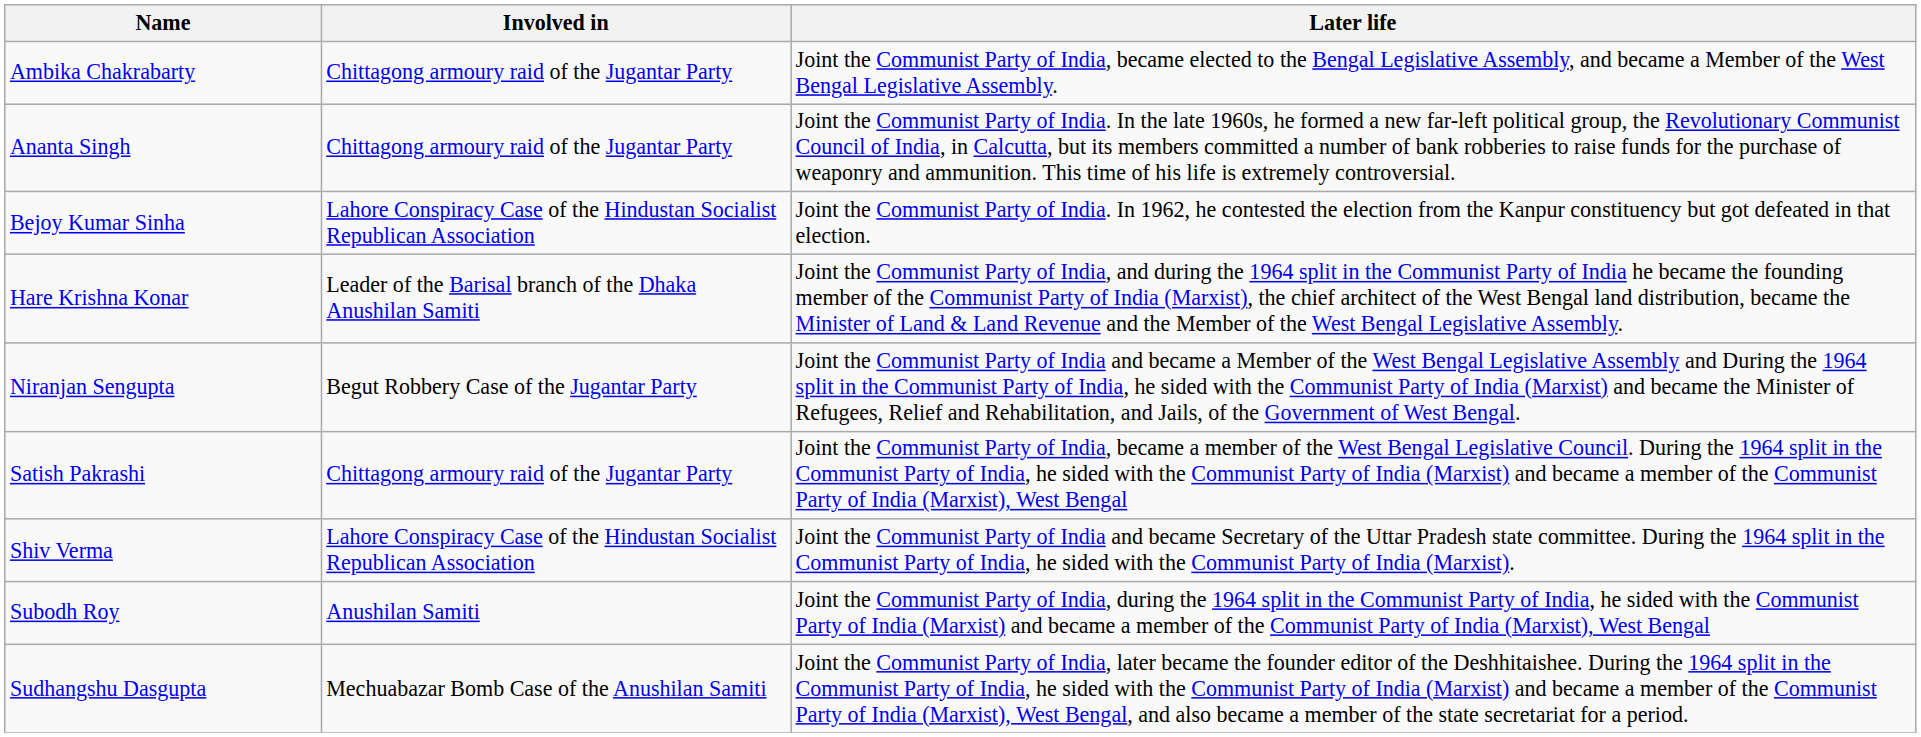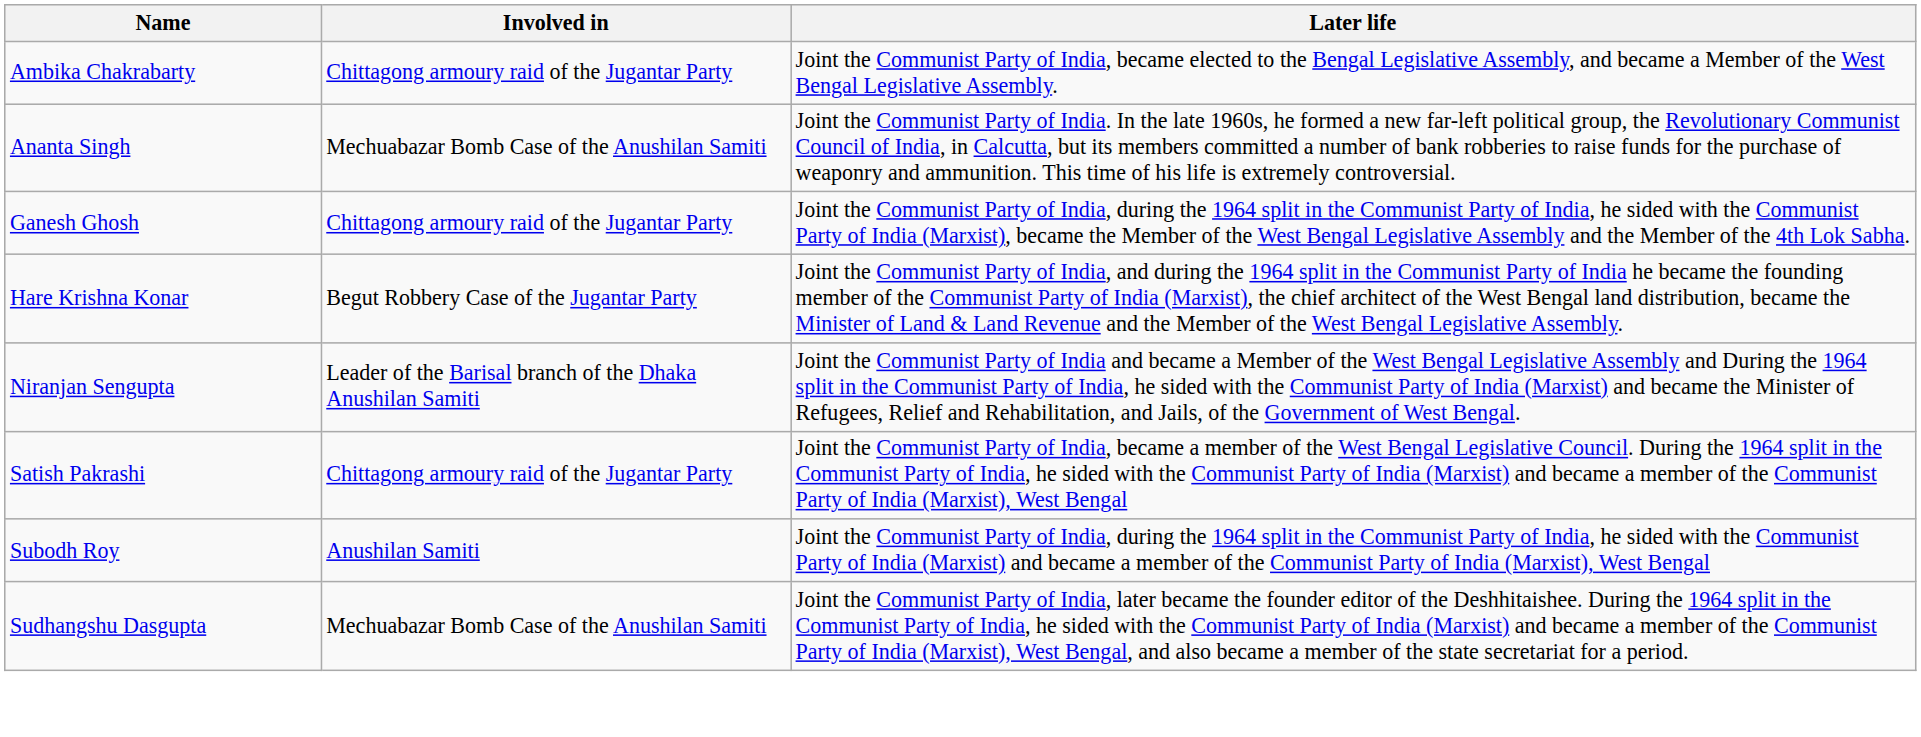(529, 147) Chittagong armoury raid of the Jugantar Party -> (546, 147) Mechuabazar Bomb Case of the Anushilan Samiti
- row: (97, 223)
+ row: (74, 223)
(511, 298) Leader of the Barisal branch of the Dhaka Anushilan Samiti -> (512, 298) Begut Robbery Case of the Jugantar Party
(512, 386) Begut Robbery Case of the Jugantar Party -> (511, 386) Leader of the Barisal branch of the Dhaka Anushilan Samiti
- row: (61, 550)
